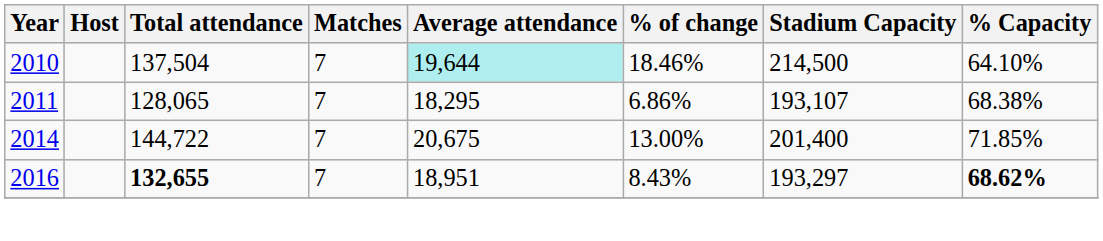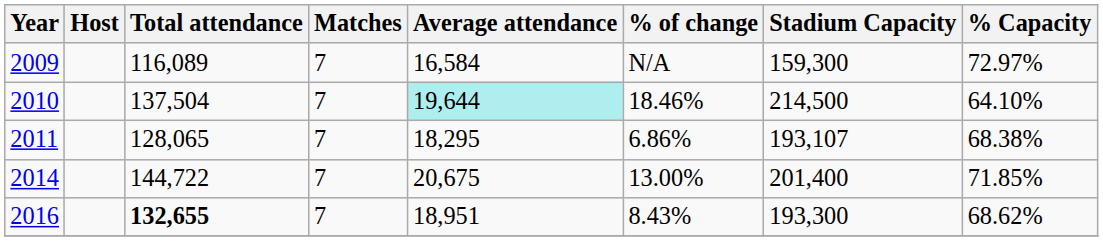+ row: (35, 62)
(809, 178) 193,297 -> (809, 216) 193,300
(1007, 178) bold -> (1005, 216) normal
